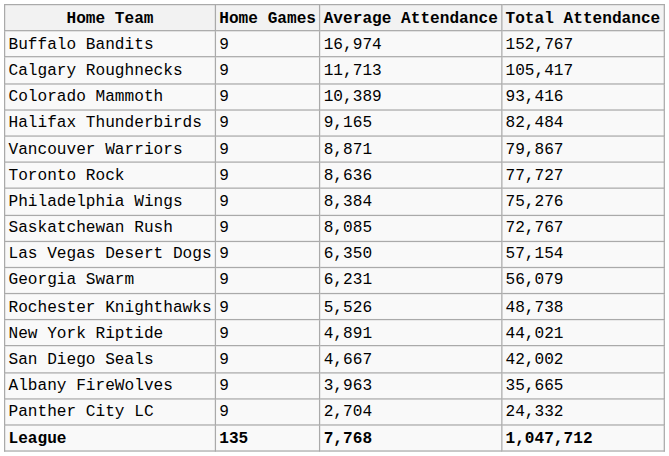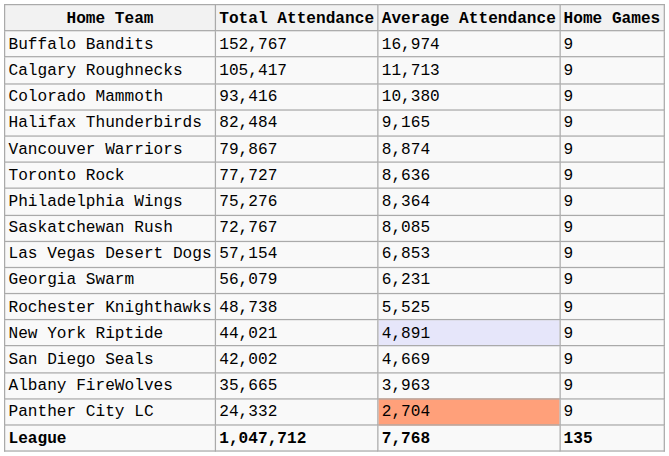columns swapped: (268, 18) <-> (583, 18)
(353, 97) 10,389 -> (411, 97) 10,380
(348, 149) 8,871 -> (406, 149) 8,874
(348, 202) 8,384 -> (406, 202) 8,364
(348, 254) 6,350 -> (406, 254) 6,853
(348, 307) 5,526 -> (406, 307) 5,525
(348, 333) no background -> (406, 333) lavender background
(348, 359) 4,667 -> (406, 359) 4,669
(348, 412) no background -> (406, 412) lightsalmon background
